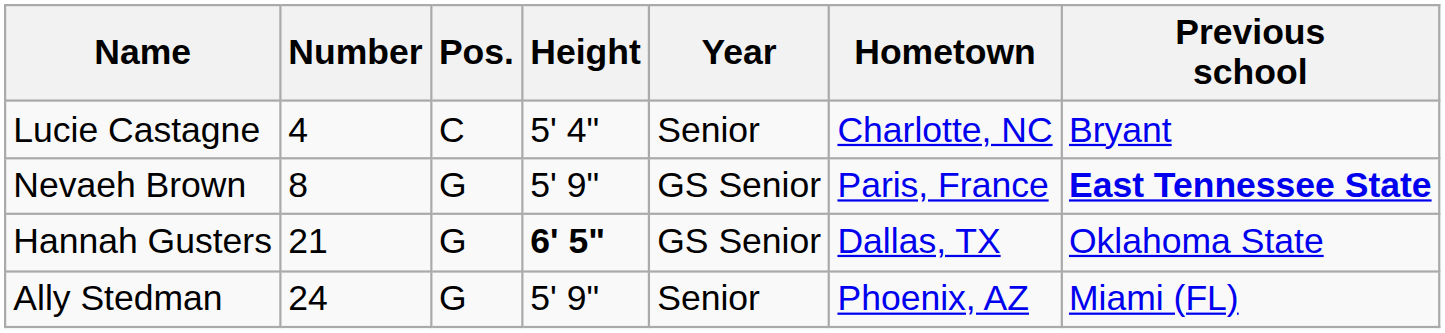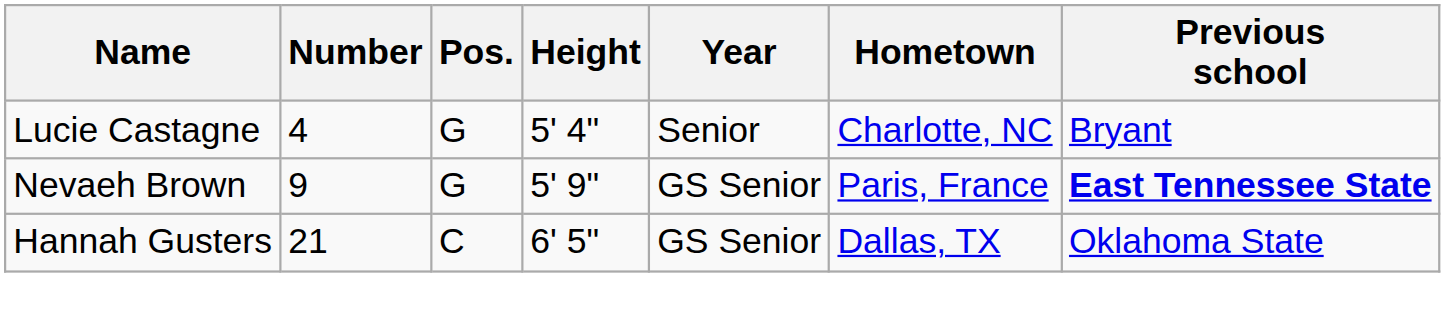(452, 128) C -> (453, 128) G
(298, 185) 8 -> (298, 185) 9
(453, 241) G -> (452, 241) C
(568, 241) bold -> (565, 241) normal
- row: (118, 297)
